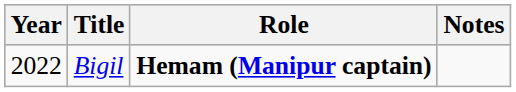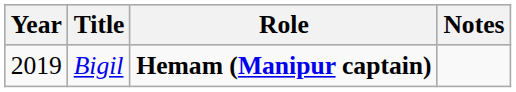(36, 65) 2022 -> (36, 65) 2019
